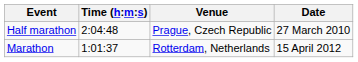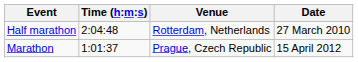(212, 30) Prague, Czech Republic -> (211, 30) Rotterdam, Netherlands
(211, 48) Rotterdam, Netherlands -> (212, 48) Prague, Czech Republic
